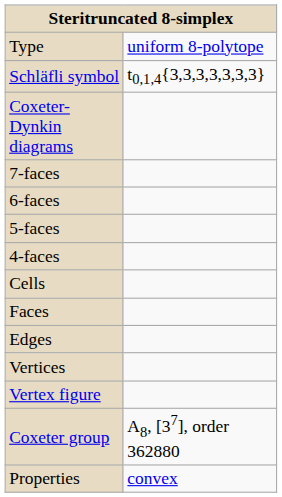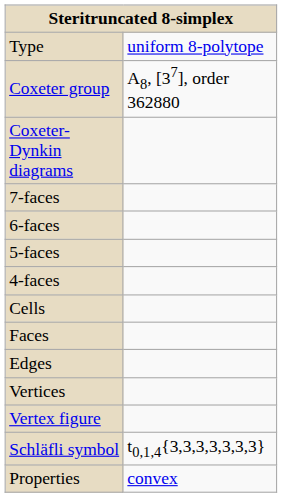rows swapped: (64, 76) <-> (59, 436)
